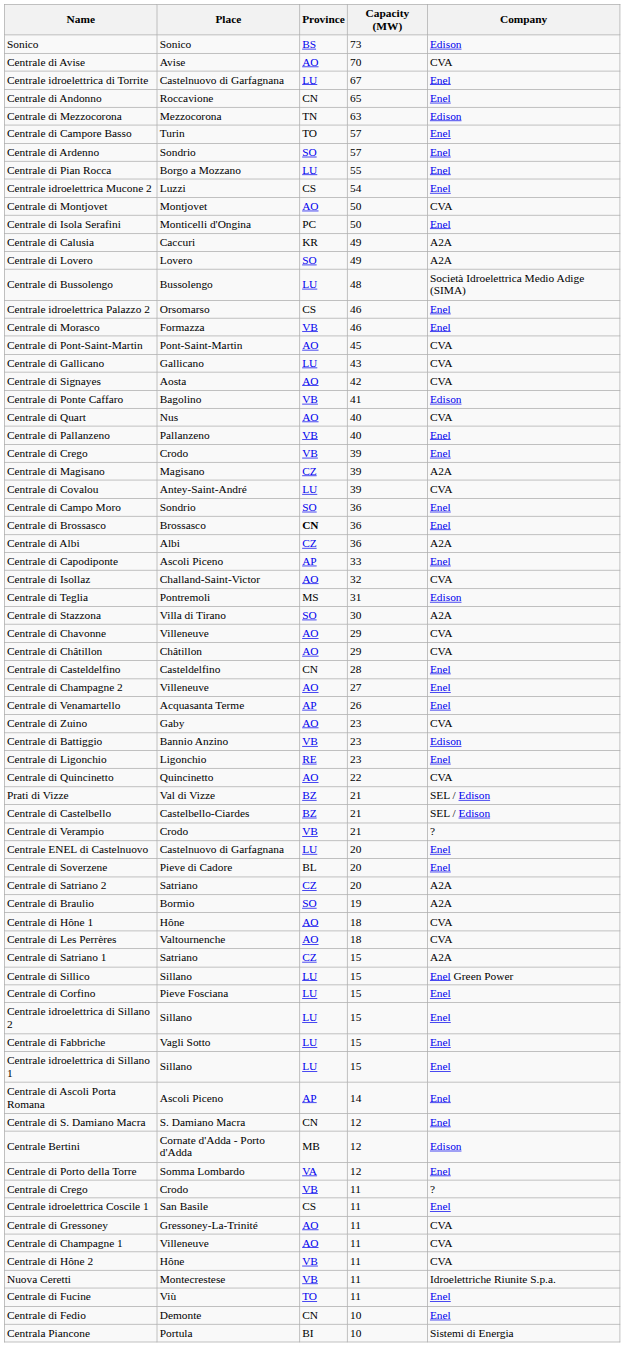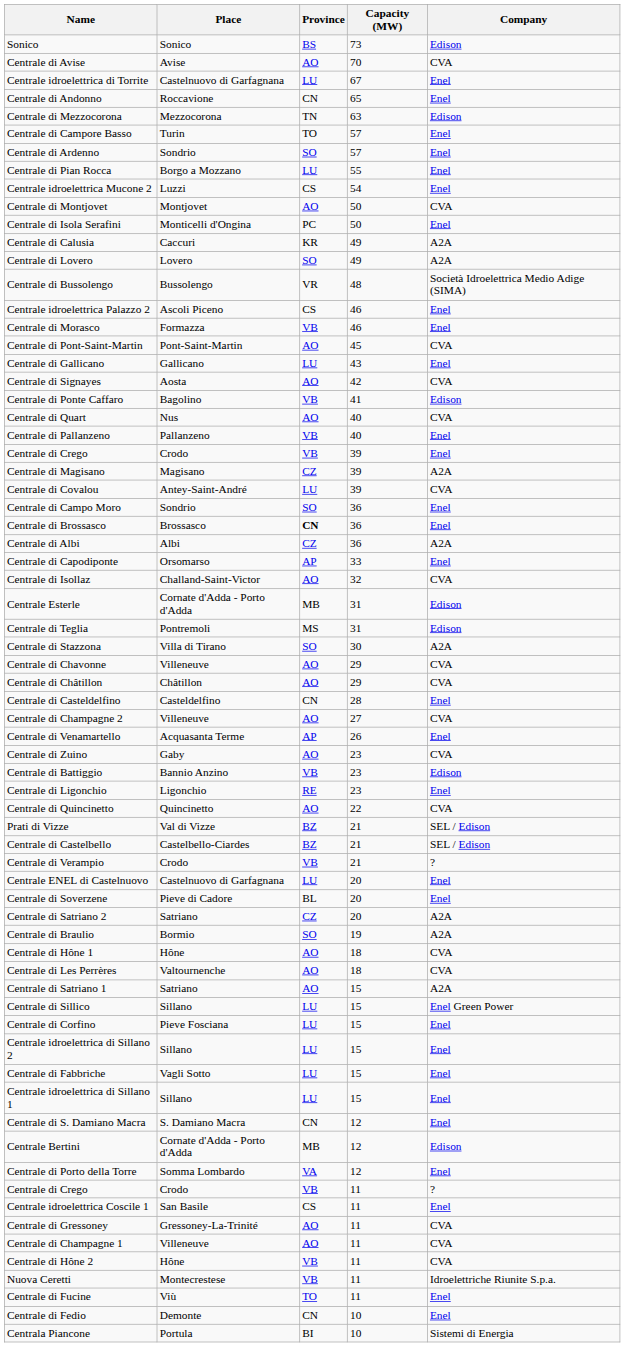(310, 284) LU -> (310, 284) VR
(185, 309) Orsomarso -> (191, 309) Ascoli Piceno
(441, 363) CVA -> (440, 363) Enel
(191, 561) Ascoli Piceno -> (185, 561) Orsomarso
+ row: (43, 603)
(440, 687) Enel -> (441, 718) CVA
(309, 957) CZ -> (310, 988) AO
- row: (61, 1097)
